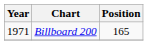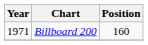(121, 31) 165 -> (121, 31) 160
